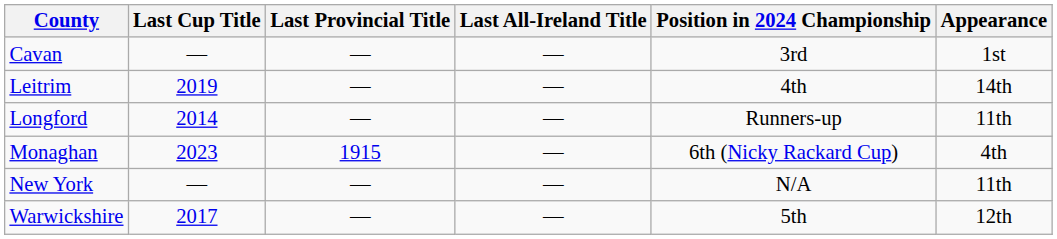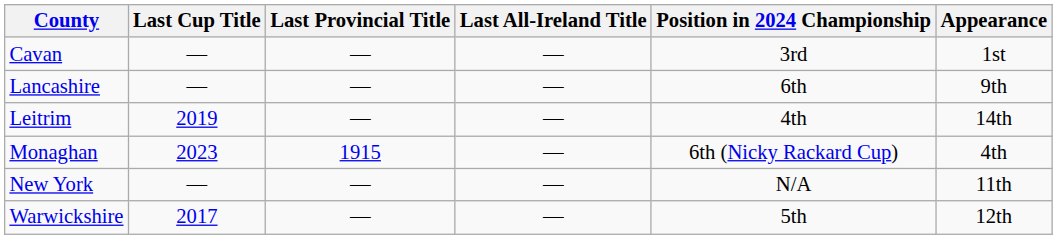+ row: (55, 86)
- row: (48, 119)
